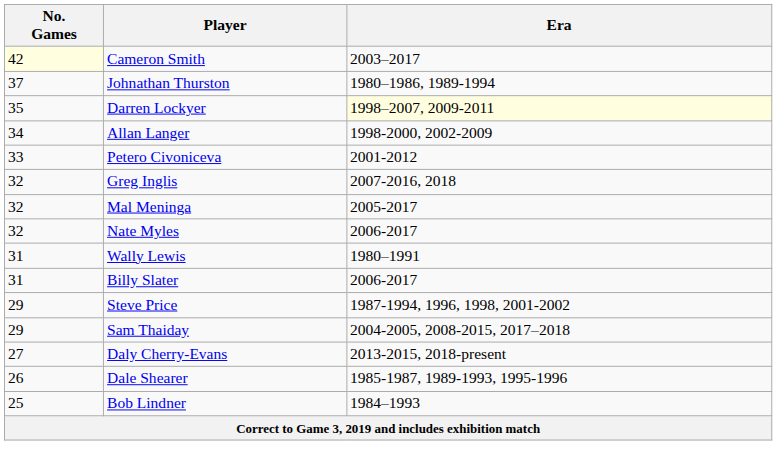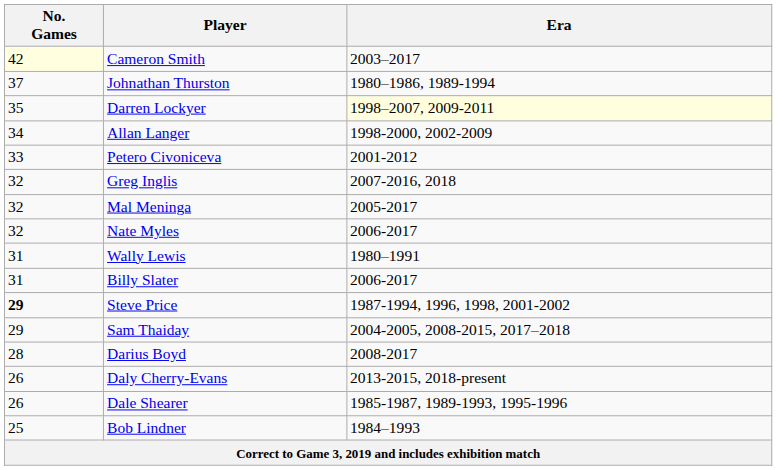(16, 305) normal -> (16, 305) bold
+ row: (147, 354)
(16, 354) 27 -> (16, 378) 26
